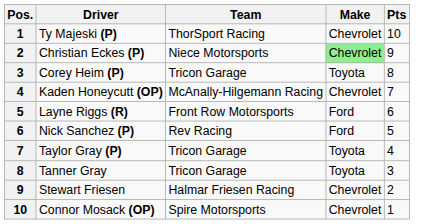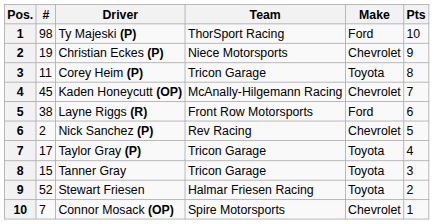+ column: (46, 14)
(355, 34) Chevrolet -> (361, 34) Ford
(355, 53) lightgreen background -> (374, 53) no background
(341, 131) Ford -> (374, 131) Chevrolet
(355, 190) Chevrolet -> (366, 190) Toyota
